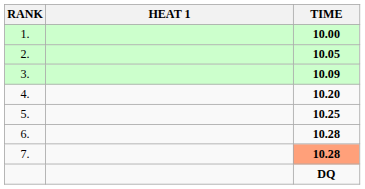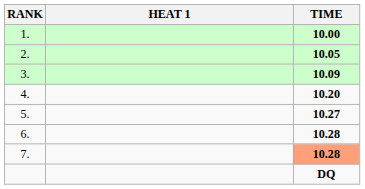(326, 114) 10.25 -> (326, 114) 10.27
